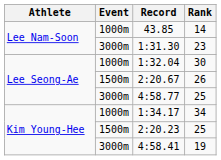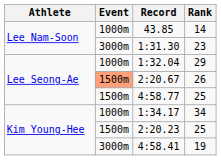(200, 63) 30 -> (200, 63) 29
(114, 79) no background -> (114, 79) lightsalmon background
(114, 96) 3000m -> (114, 96) 1500m
